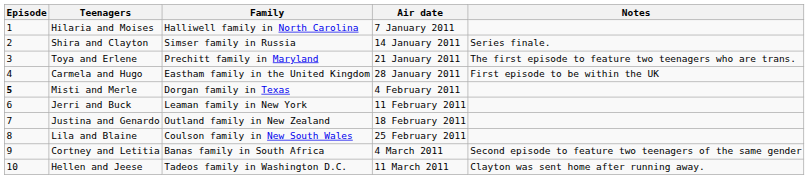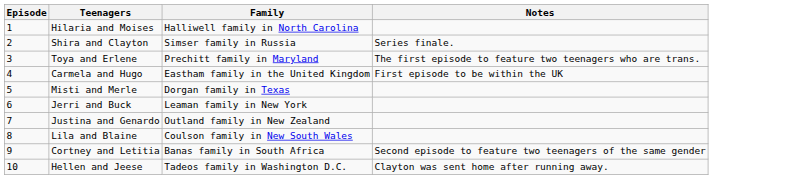- column: (420, 12)
(9, 89) bold -> (9, 89) normal
